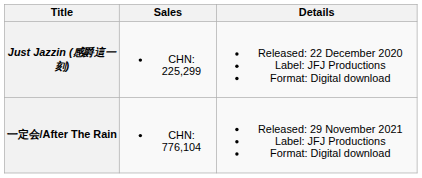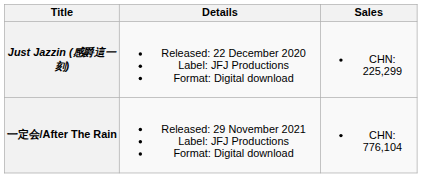columns swapped: (317, 13) <-> (168, 13)
